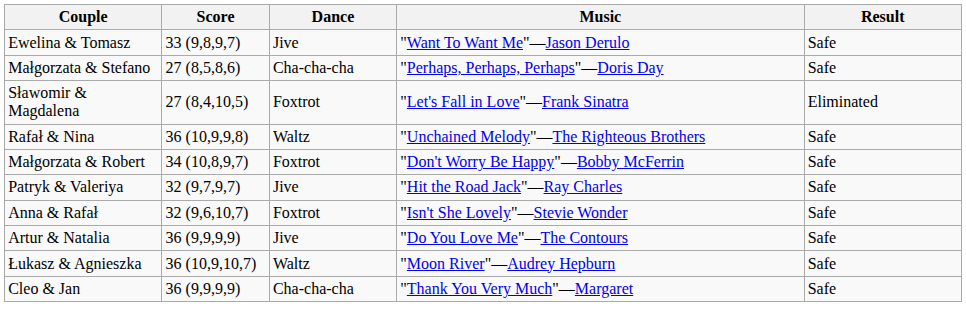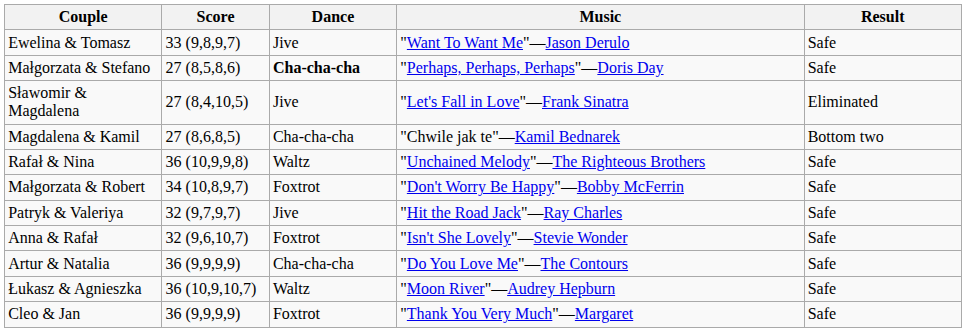(313, 67) normal -> (316, 67) bold
(296, 102) Foxtrot -> (286, 102) Jive
+ row: (74, 136)
(286, 238) Jive -> (313, 263) Cha-cha-cha
(313, 288) Cha-cha-cha -> (296, 314) Foxtrot
